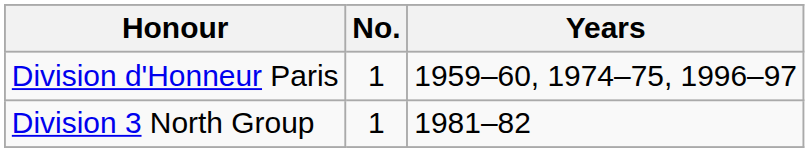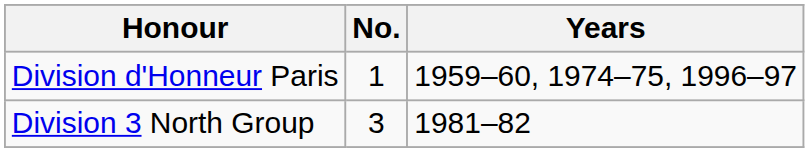(376, 123) 1 -> (376, 123) 3
